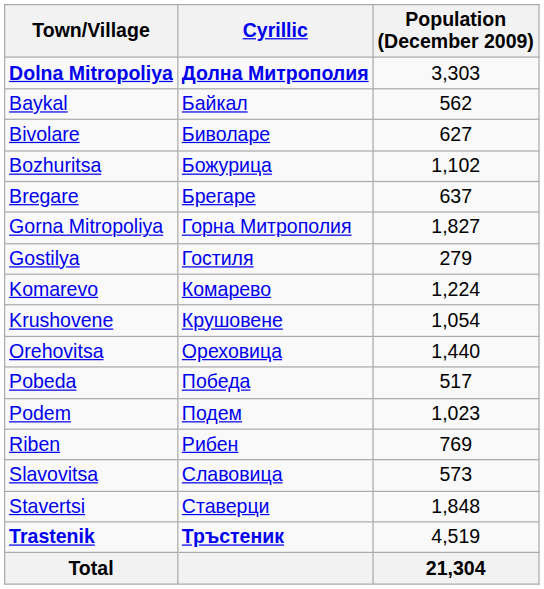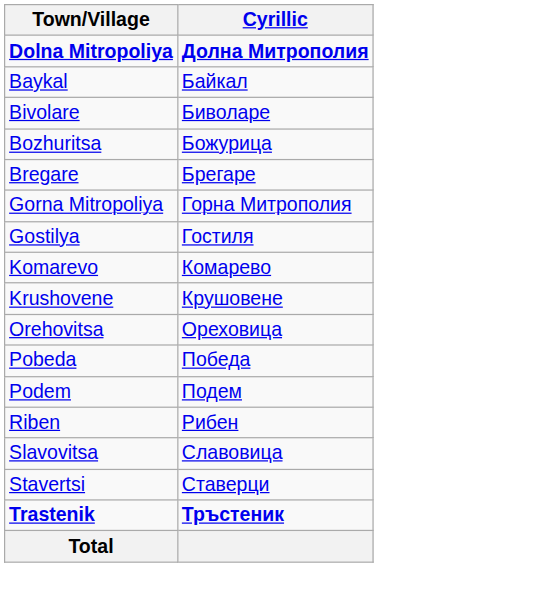- column: (456, 30)
